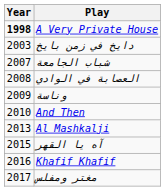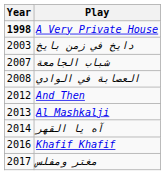- row: (51, 95)
(19, 112) 2010 -> (19, 95) 2012
(19, 145) 2015 -> (19, 128) 2014
